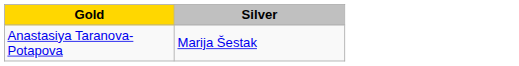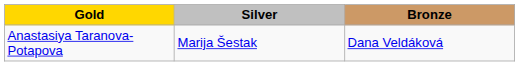+ column: (430, 14)
